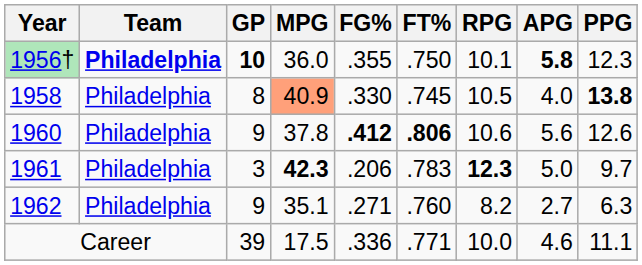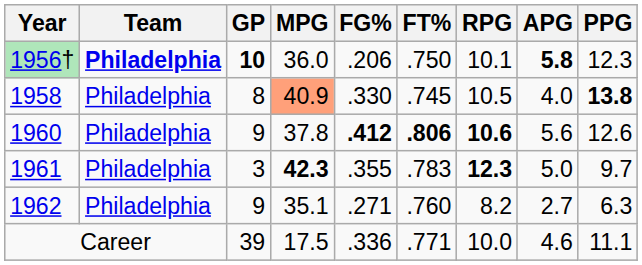(369, 60) .355 -> (369, 60) .206
(490, 133) normal -> (490, 133) bold
(369, 170) .206 -> (369, 170) .355
